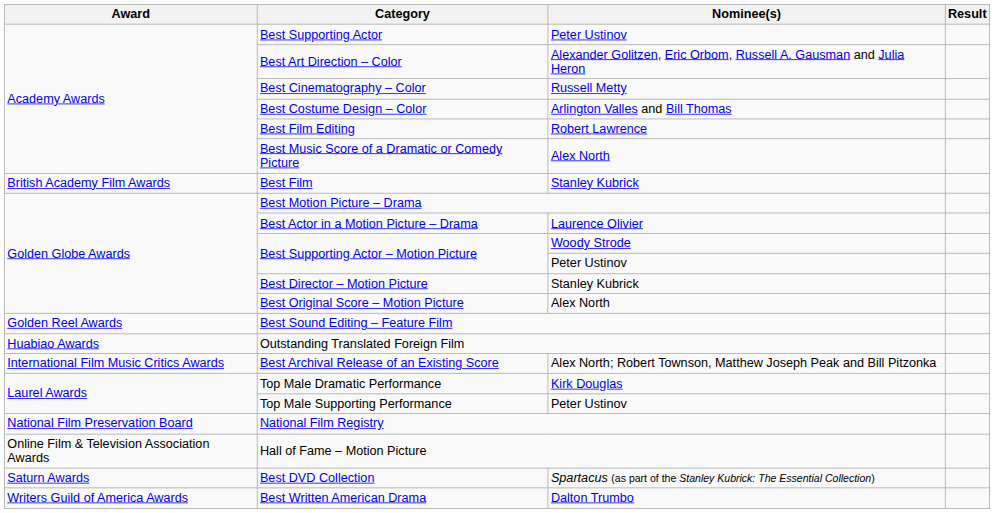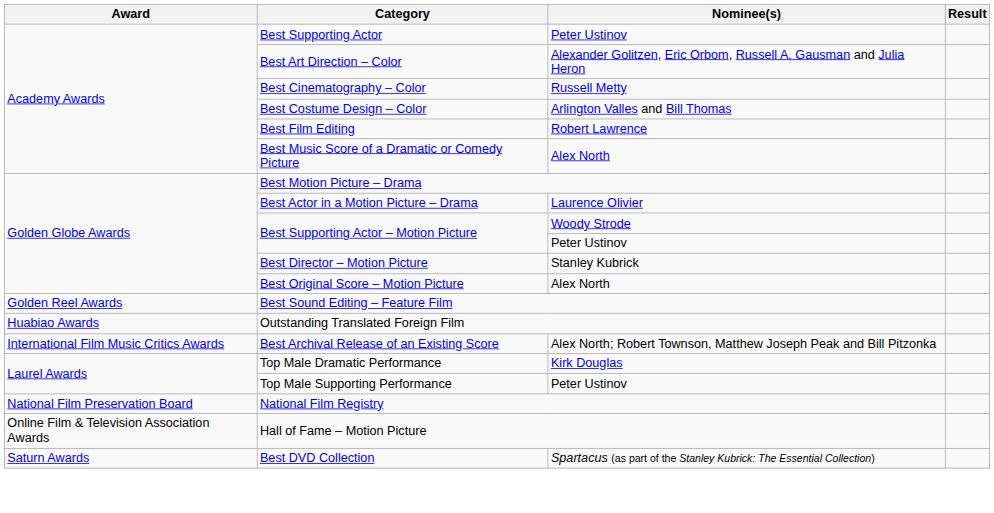- row: (286, 183)
- row: (343, 498)
